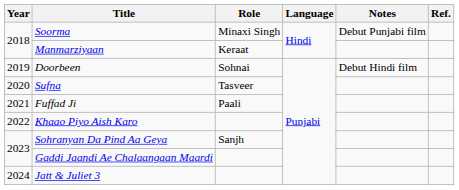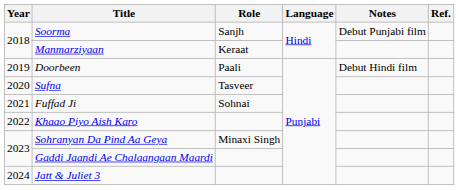(249, 31) Minaxi Singh -> (231, 31) Sanjh
(234, 67) Sohnai -> (229, 67) Paali
(229, 103) Paali -> (234, 103) Sohnai
(231, 139) Sanjh -> (249, 139) Minaxi Singh
